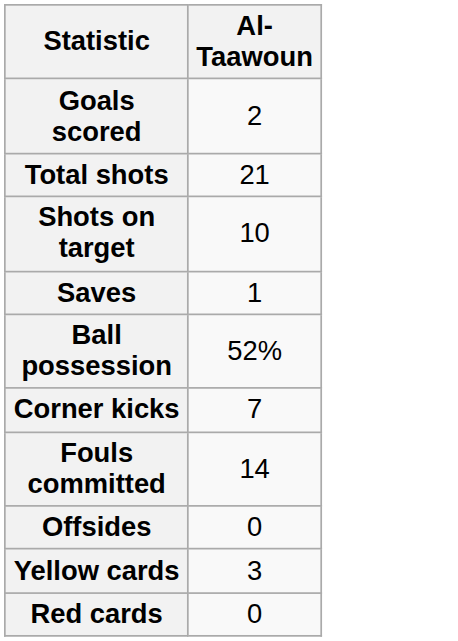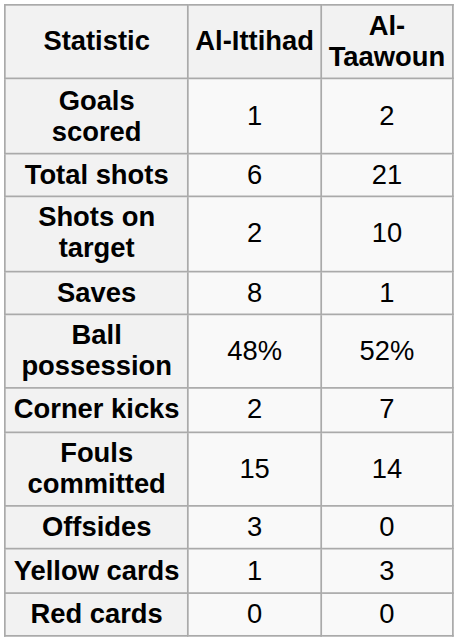+ column: (255, 41)
